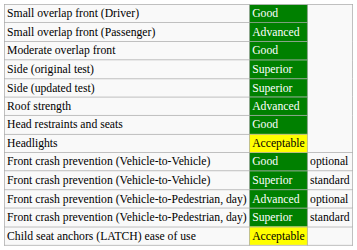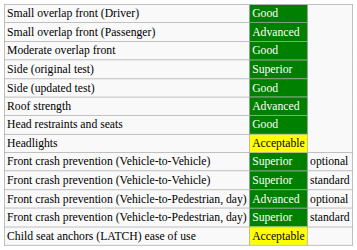(272, 87) Superior -> (265, 87) Good
(265, 161) Good -> (272, 161) Superior
